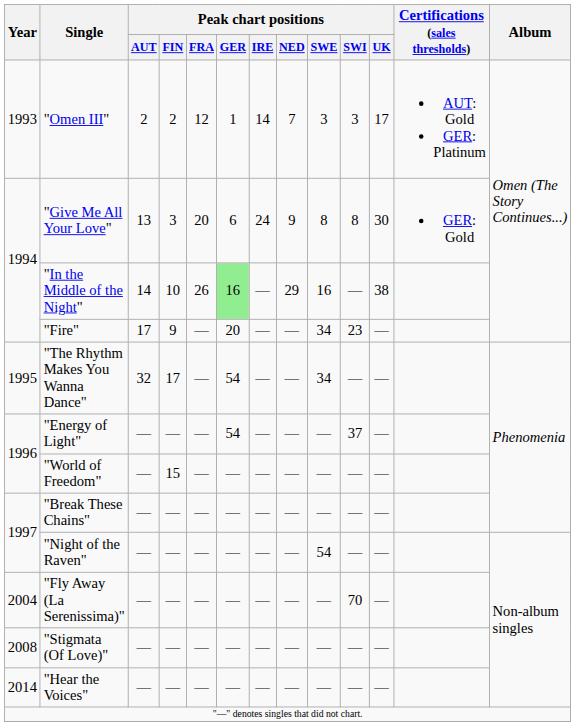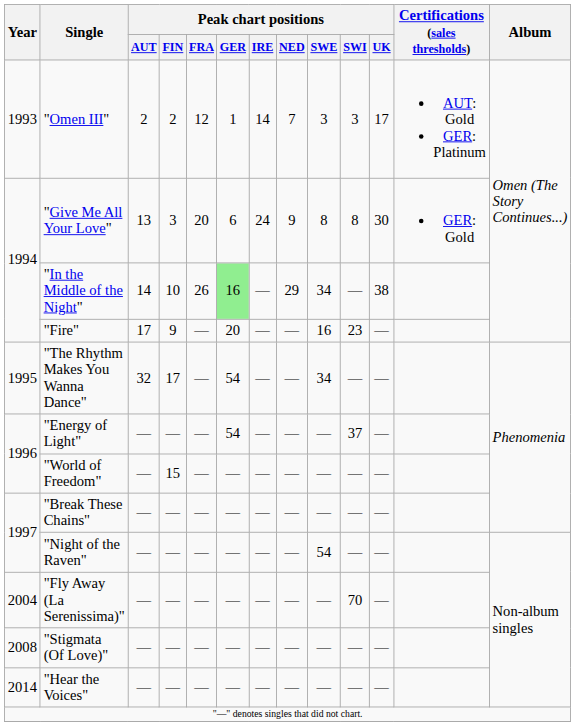(324, 290) 16 -> (324, 290) 34
(324, 330) 34 -> (324, 330) 16
